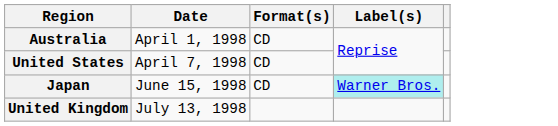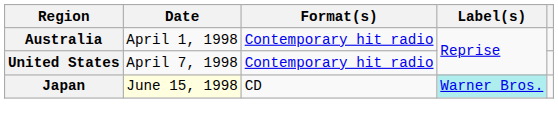(262, 40) CD -> (339, 40) Contemporary hit radio
(262, 63) CD -> (339, 63) Contemporary hit radio
(191, 86) no background -> (182, 86) lightyellow background
- row: (68, 109)
